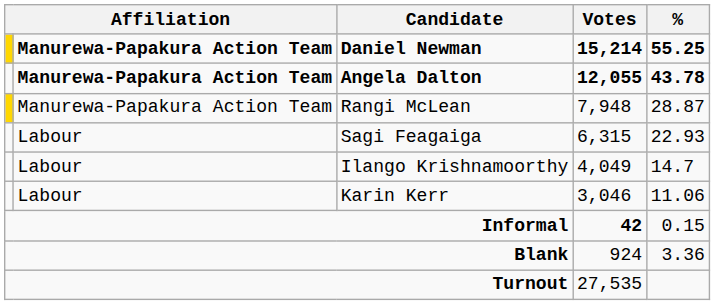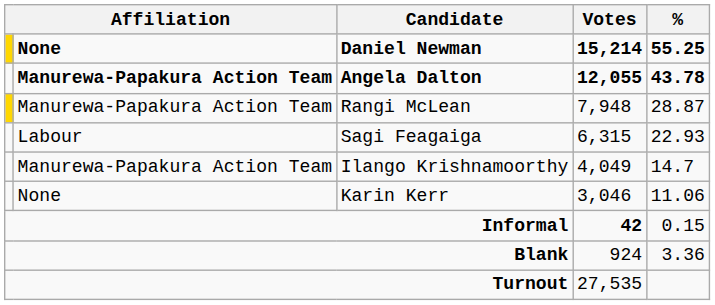(175, 49) Manurewa-Papakura Action Team -> (39, 49) None
(50, 167) Labour -> (175, 167) Manurewa-Papakura Action Team
(50, 196) Labour -> (39, 196) None
